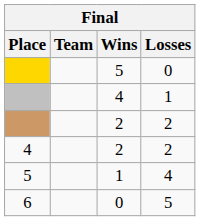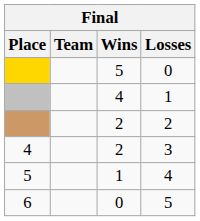(168, 149) 2 -> (168, 149) 3
